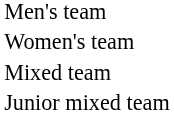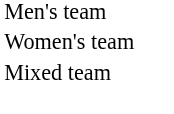- row: (87, 103)
